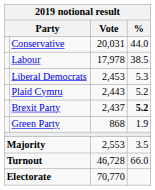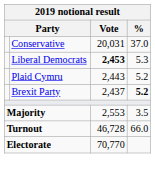(139, 44) 44.0 -> (139, 44) 37.0
- row: (26, 60)
(113, 76) normal -> (113, 60) bold
- row: (36, 124)
